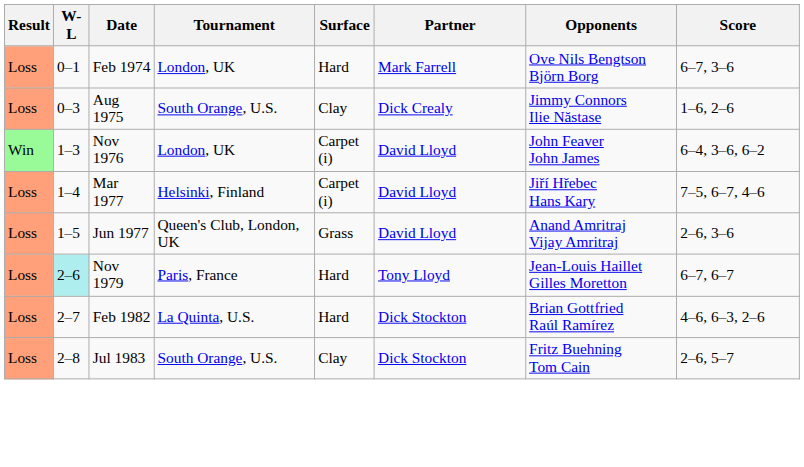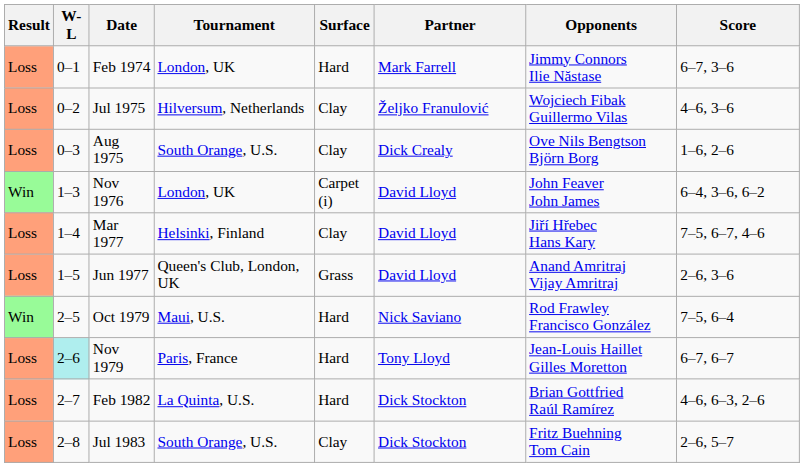(588, 66) Ove Nils Bengtson Björn Borg -> (578, 66) Jimmy Connors Ilie Năstase
+ row: (119, 108)
(578, 108) Jimmy Connors Ilie Năstase -> (588, 150) Ove Nils Bengtson Björn Borg
(339, 191) Carpet (i) -> (333, 233) Clay
+ row: (121, 316)
